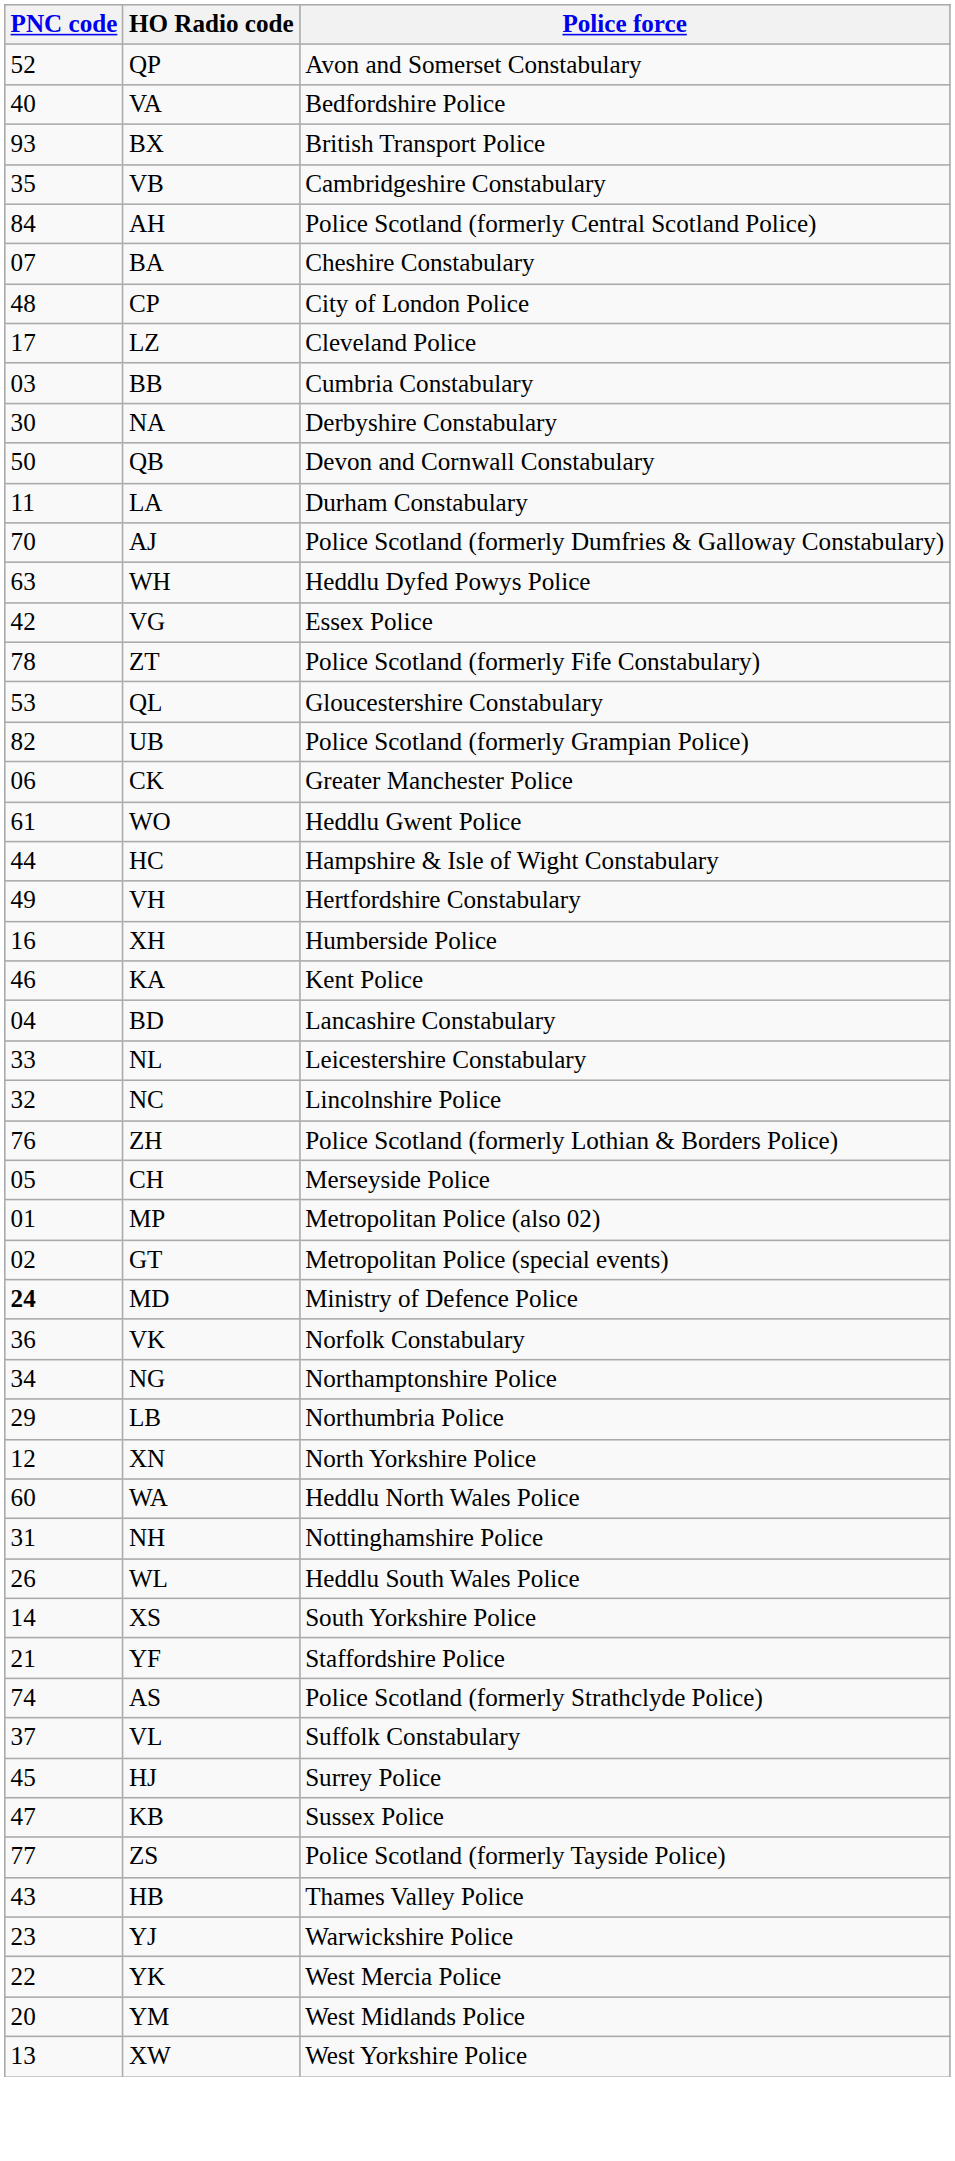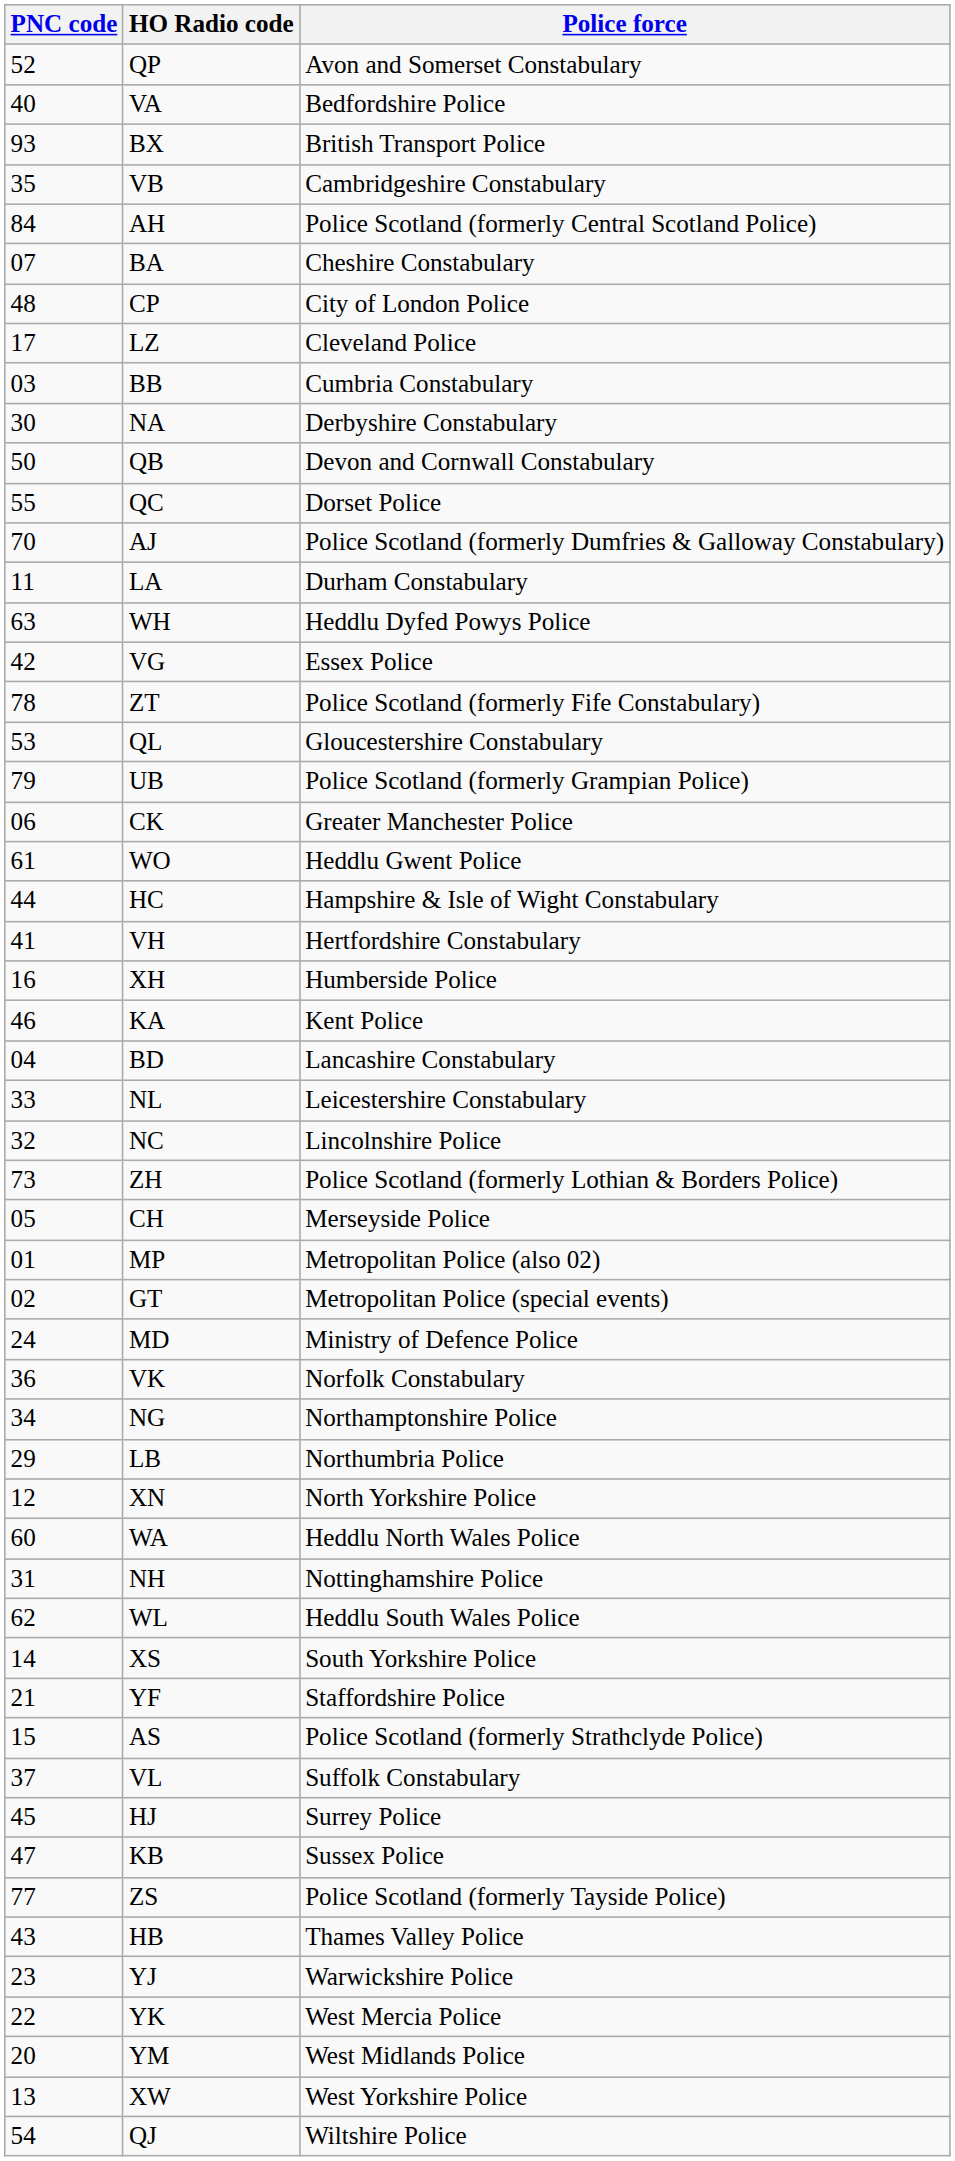+ row: (146, 502)
rows swapped: (143, 542) <-> (146, 502)
(23, 741) 82 -> (23, 781) 79
(23, 900) 49 -> (23, 940) 41
(23, 1139) 76 -> (23, 1179) 73
(23, 1299) bold -> (23, 1339) normal
(23, 1578) 26 -> (23, 1617) 62
(23, 1697) 74 -> (23, 1737) 15
+ row: (143, 2135)
